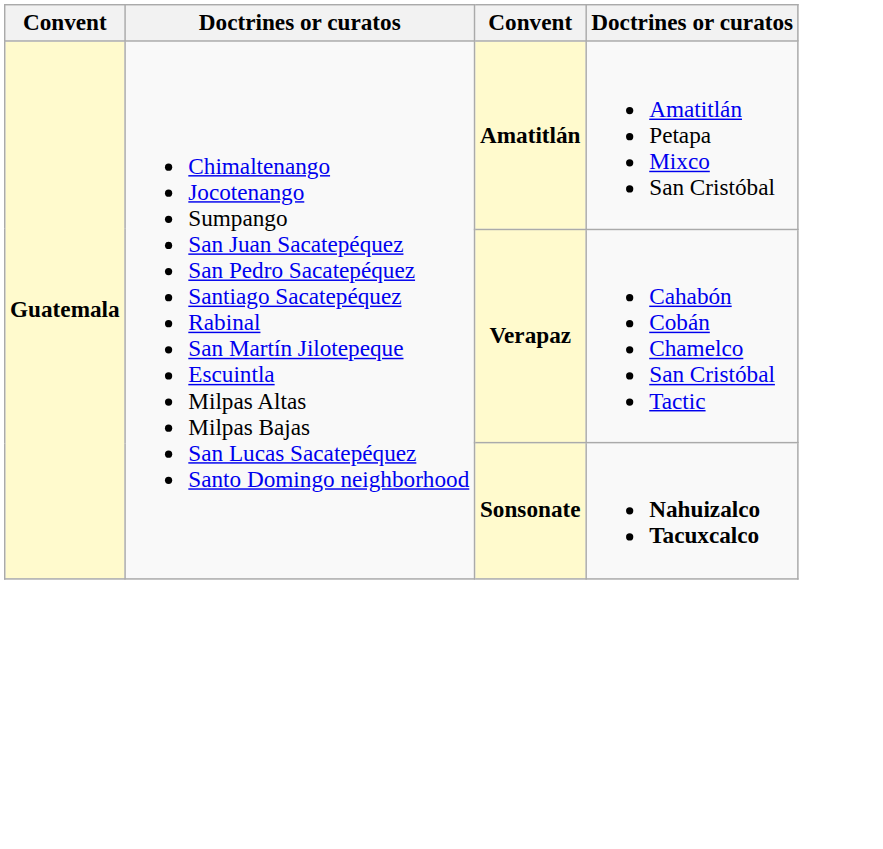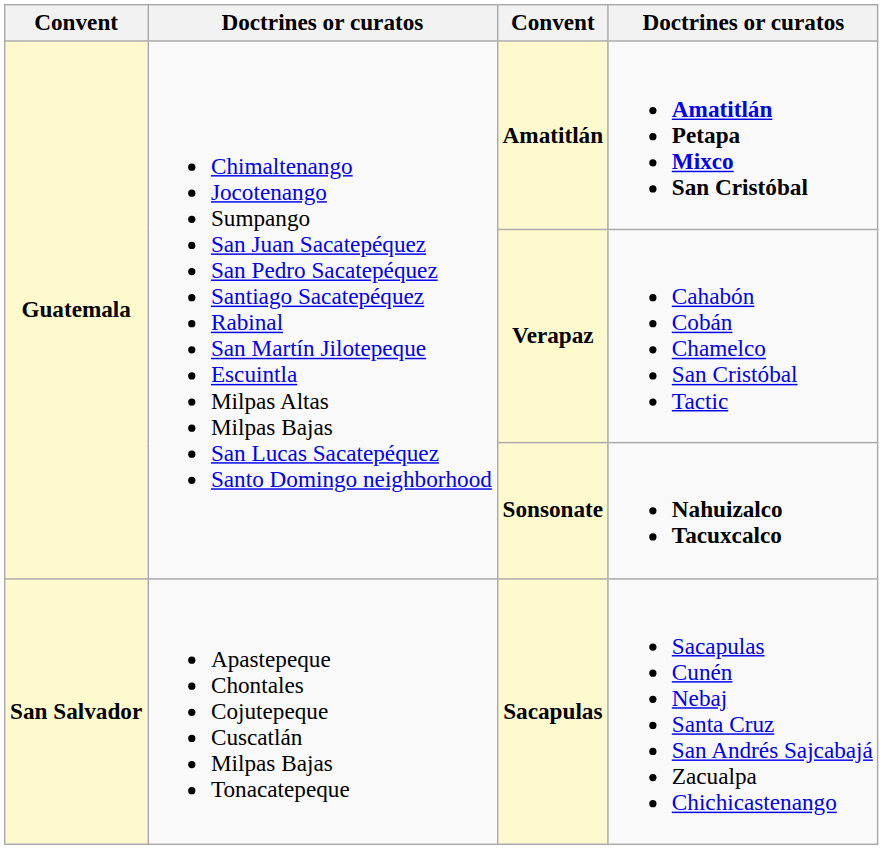(692, 148) normal -> (743, 148) bold
+ row: (553, 710)
